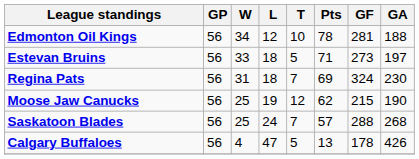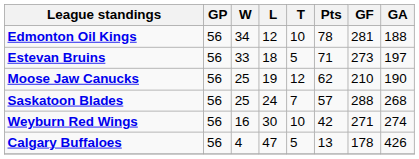- row: (46, 79)
(362, 100) 215 -> (362, 79) 210
+ row: (73, 121)
